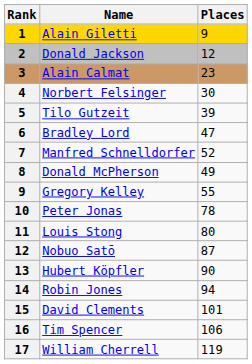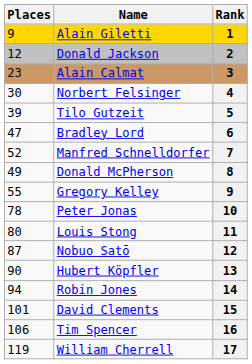columns swapped: (22, 14) <-> (223, 14)
